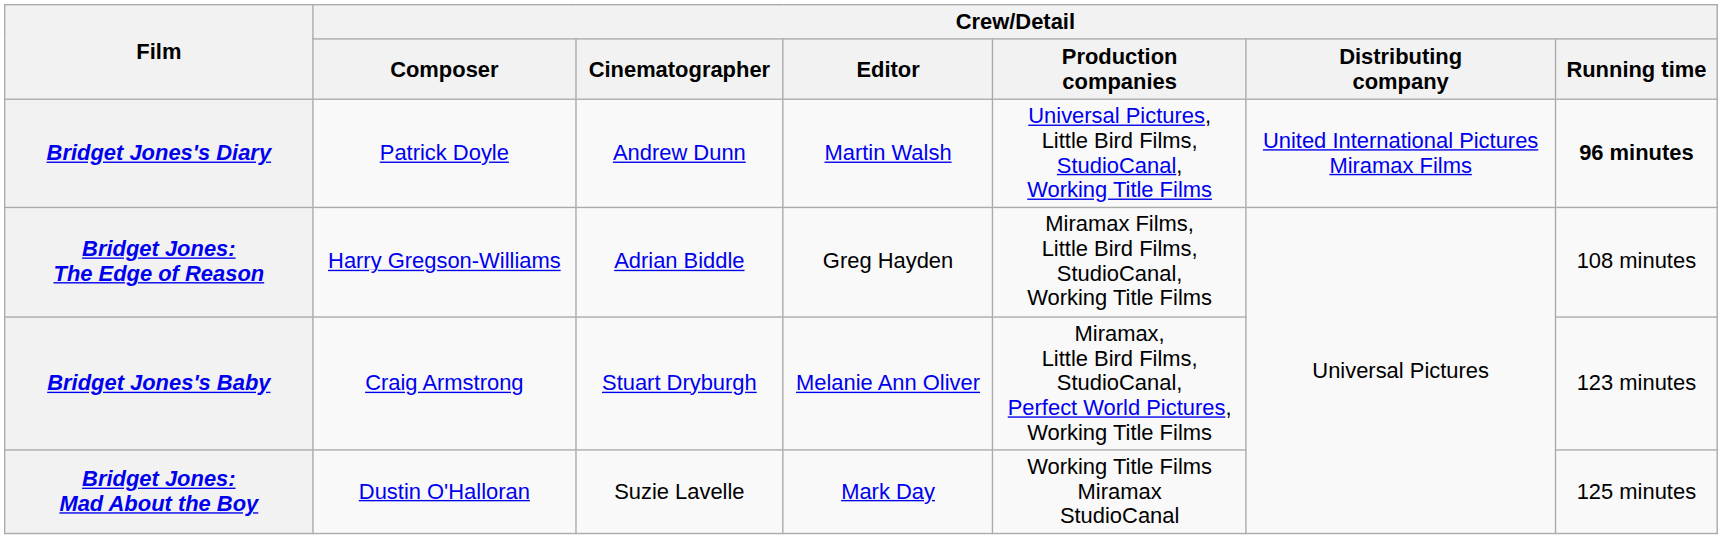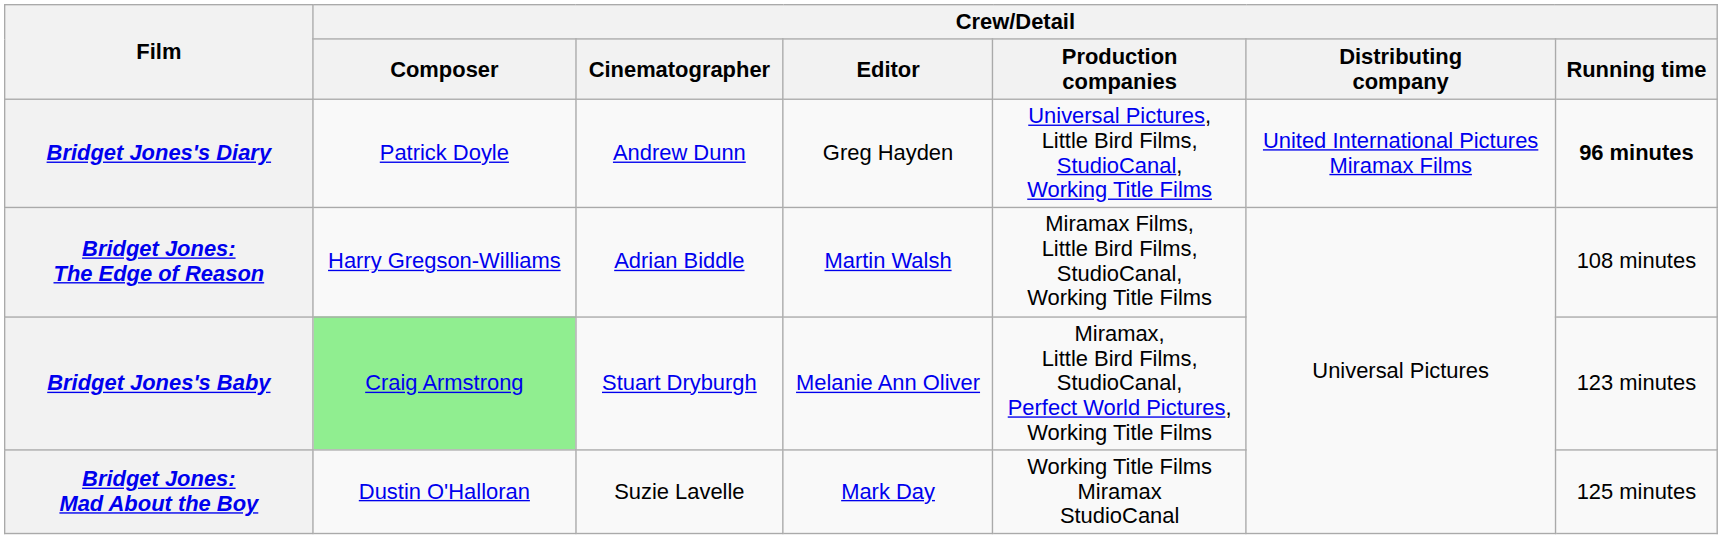(888, 153) Martin Walsh -> (888, 153) Greg Hayden
(888, 261) Greg Hayden -> (888, 261) Martin Walsh
(444, 382) no background -> (444, 382) lightgreen background
